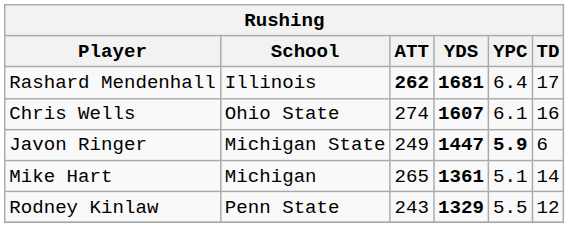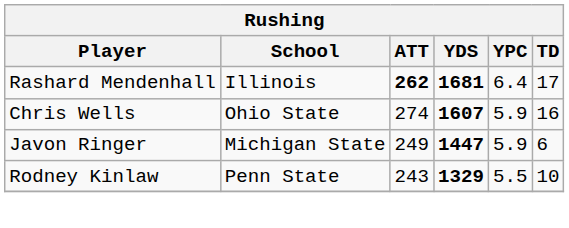(510, 114) 6.1 -> (510, 114) 5.9
(510, 145) bold -> (510, 145) normal
- row: (61, 176)
(548, 207) 12 -> (548, 176) 10
